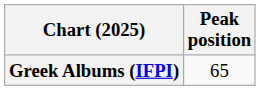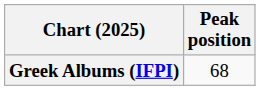(219, 70) 65 -> (219, 70) 68
